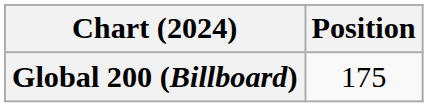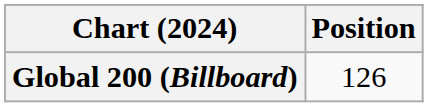(364, 76) 175 -> (364, 76) 126
